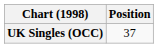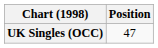(130, 33) 37 -> (130, 33) 47
